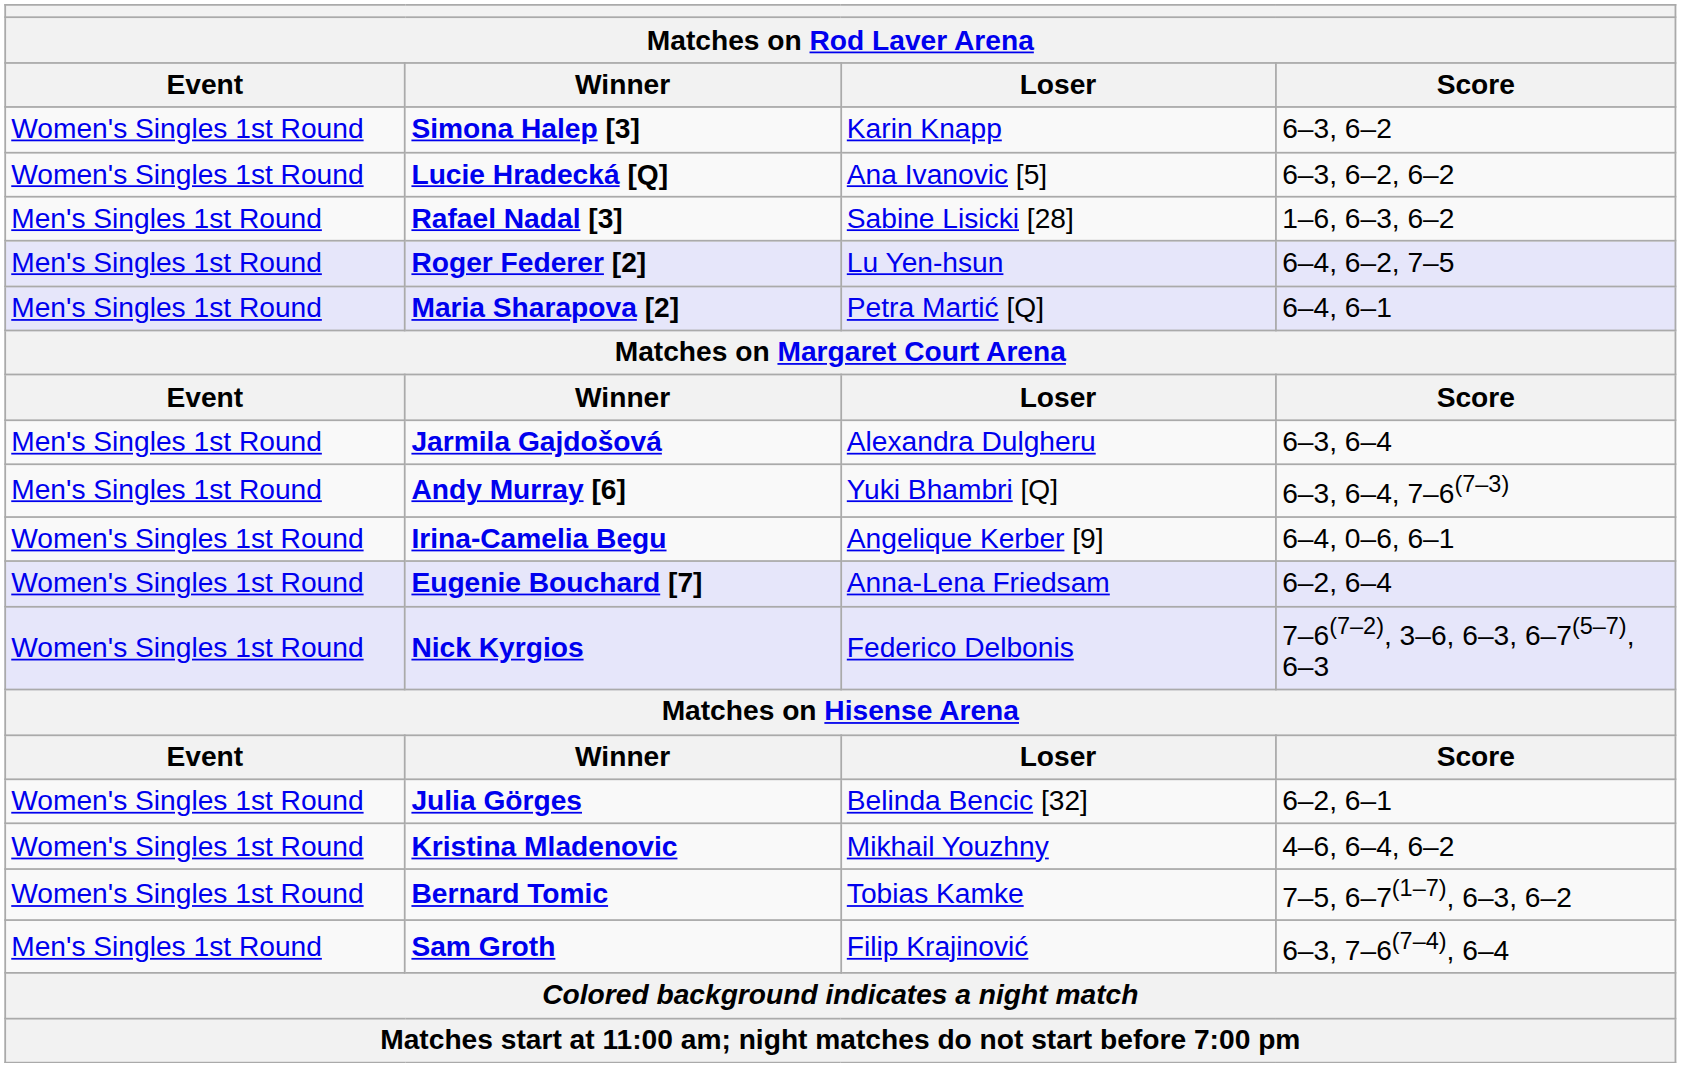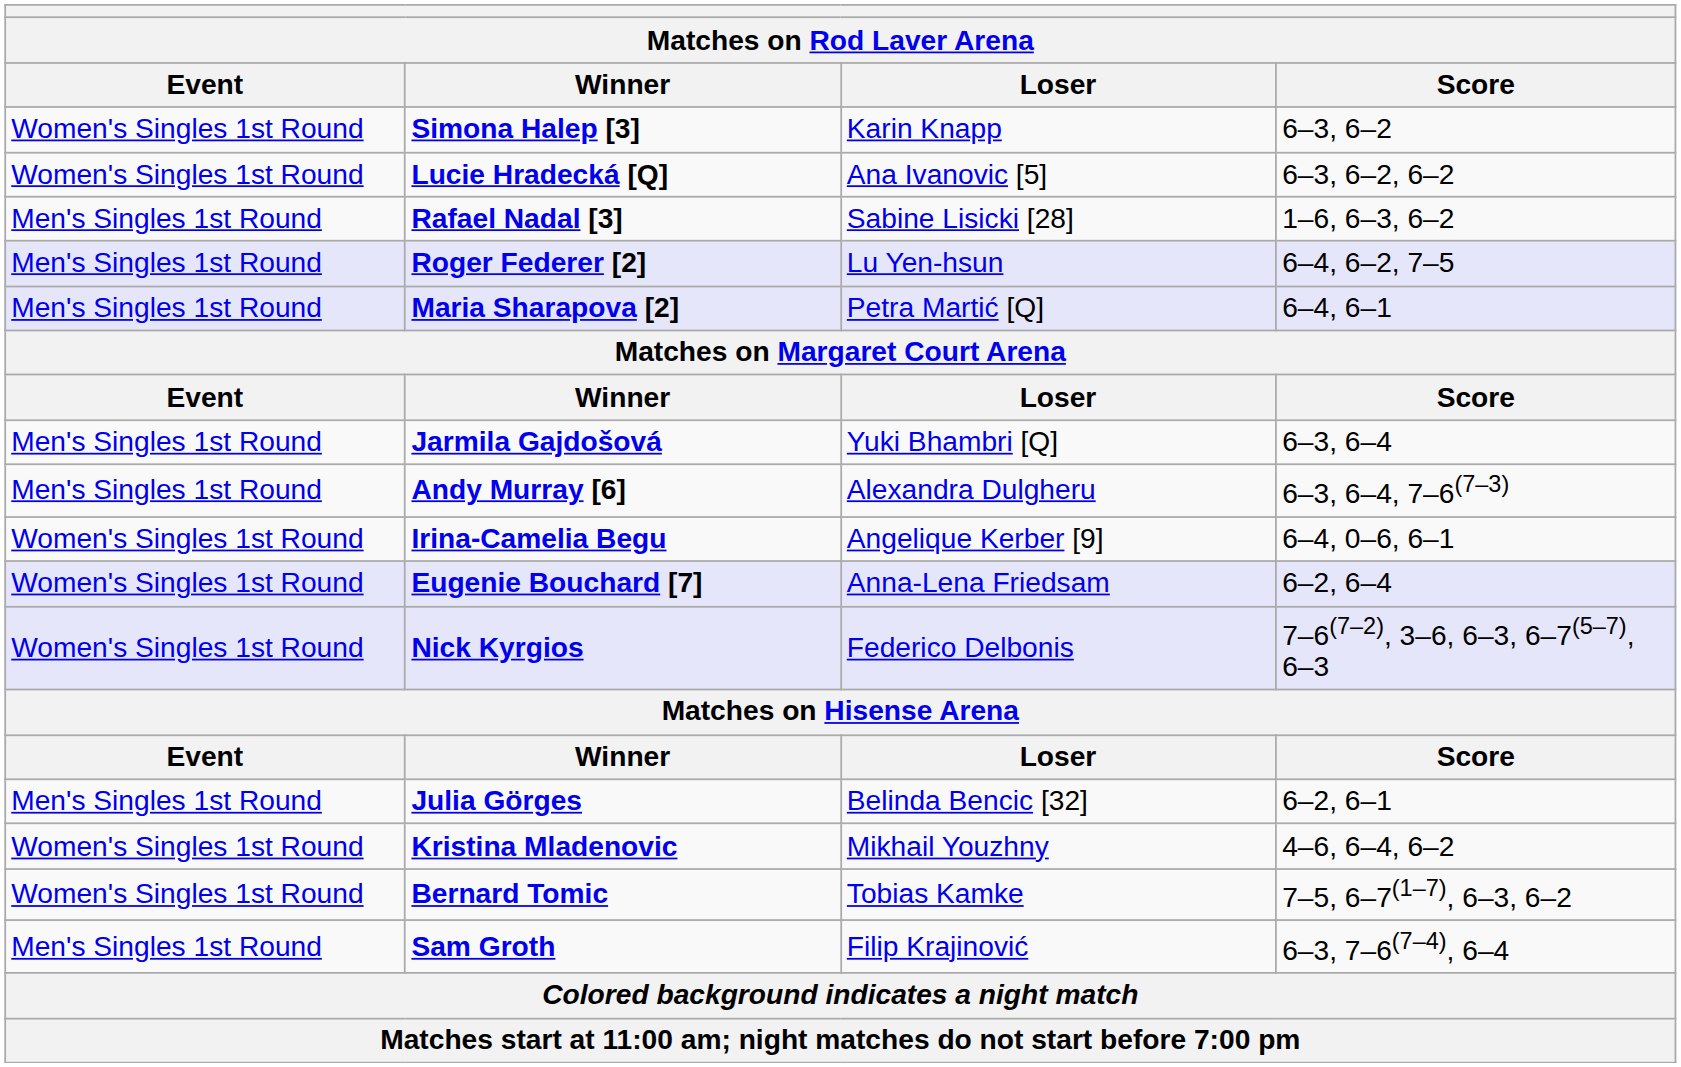(971, 441) Alexandra Dulgheru -> (952, 441) Yuki Bhambri [Q]
(952, 490) Yuki Bhambri [Q] -> (971, 490) Alexandra Dulgheru
(187, 801) Women's Singles 1st Round -> (167, 801) Men's Singles 1st Round
